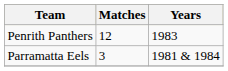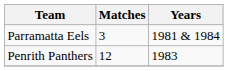rows swapped: (48, 55) <-> (50, 35)
